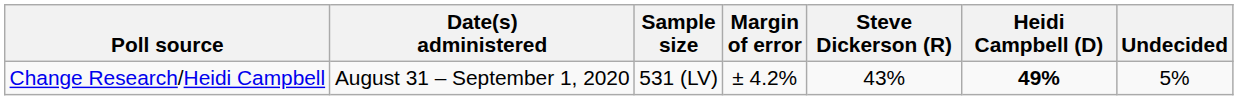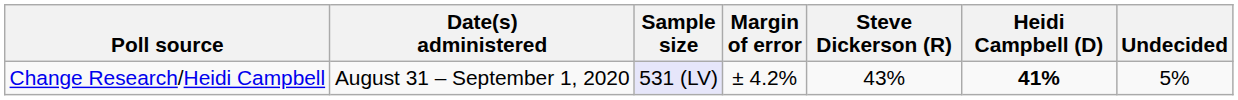(679, 78) no background -> (679, 78) lavender background
(1039, 78) 49% -> (1039, 78) 41%
